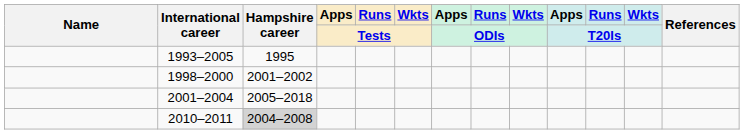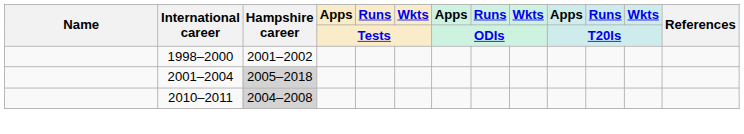- row: (200, 56)
(280, 98) no background -> (280, 77) lightgrey background
